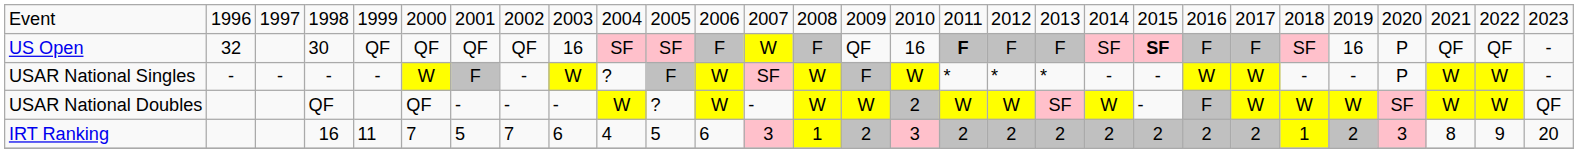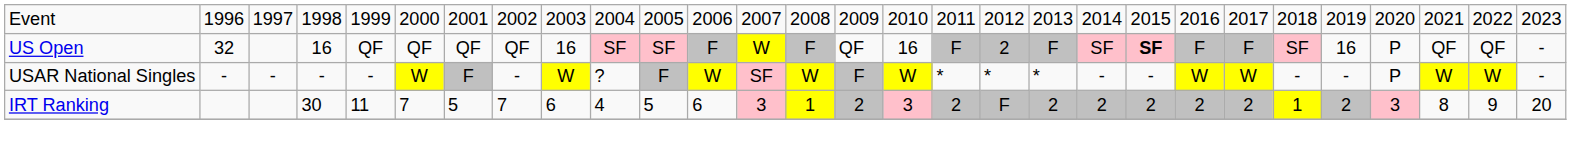(319, 48) 30 -> (322, 48) 16
(963, 48) bold -> (956, 48) normal
(1011, 48) F -> (1004, 48) 2
- row: (106, 105)
(329, 134) 16 -> (312, 105) 30
(1011, 134) 2 -> (1004, 105) F
